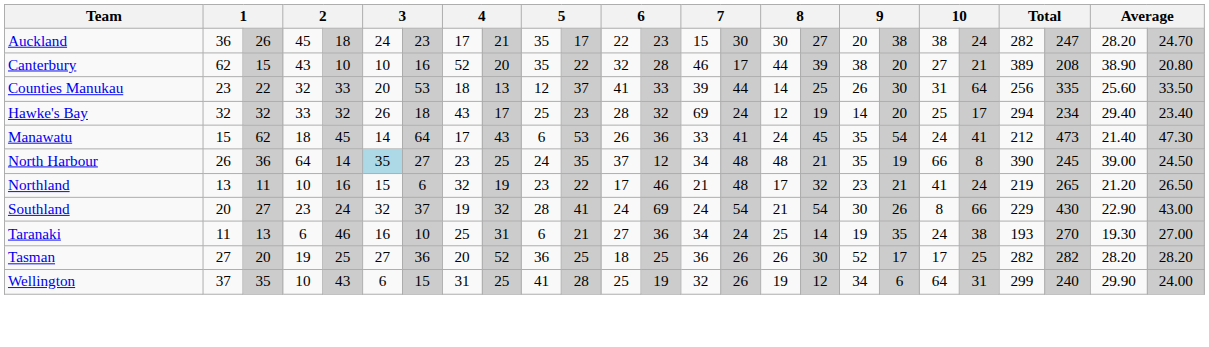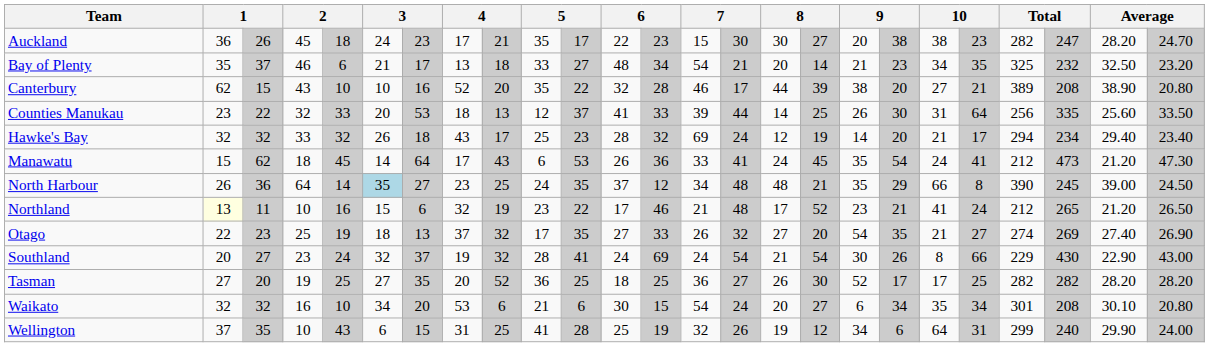(979, 40) 24 -> (979, 40) 23
+ row: (50, 64)
(939, 112) 25 -> (939, 137) 21
(1119, 137) 21.40 -> (1119, 161) 21.20
(900, 161) 19 -> (900, 185) 29
(223, 185) no background -> (223, 209) lightyellow background
(820, 185) 32 -> (820, 209) 52
(1022, 185) 219 -> (1022, 209) 212
+ row: (27, 233)
- row: (34, 233)
(422, 257) 36 -> (422, 281) 35
(740, 257) 26 -> (740, 281) 27
+ row: (33, 305)
